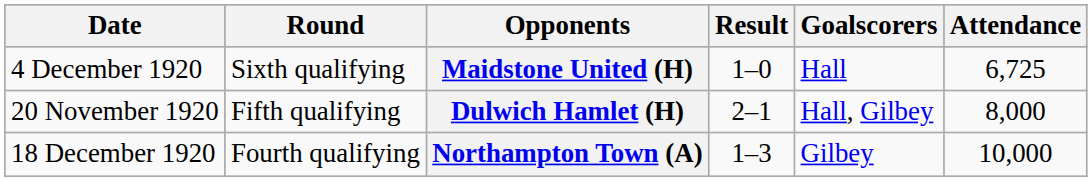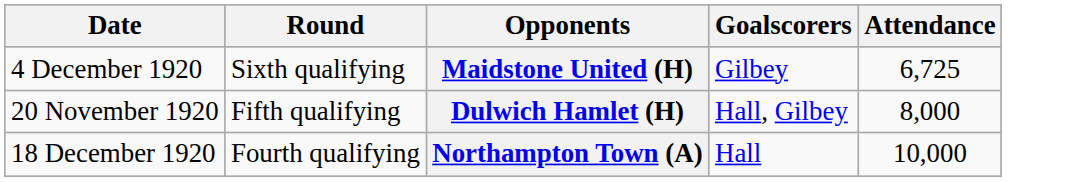- column: (752, 25)
(824, 68) Hall -> (752, 68) Gilbey
(837, 153) Gilbey -> (738, 153) Hall
